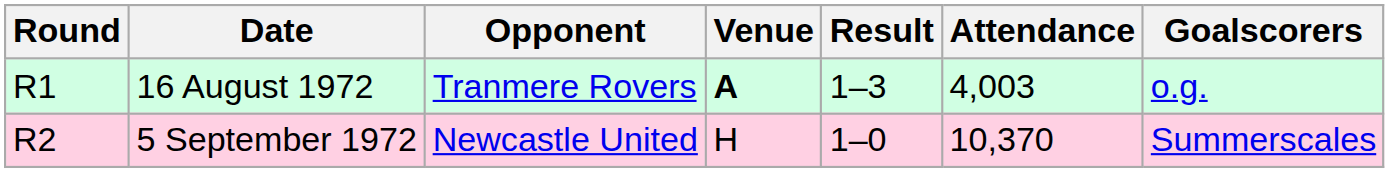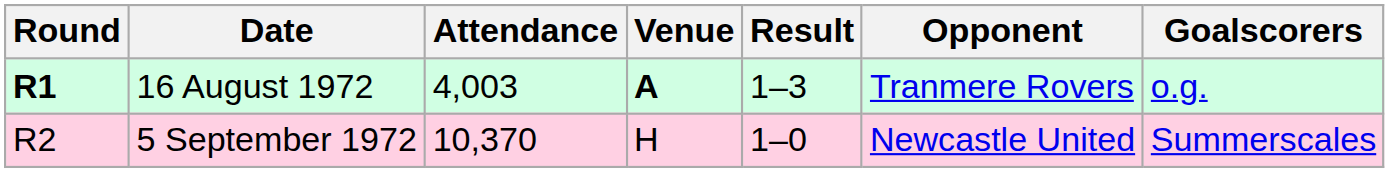columns swapped: (565, 31) <-> (1042, 31)
(35, 85) normal -> (35, 85) bold
